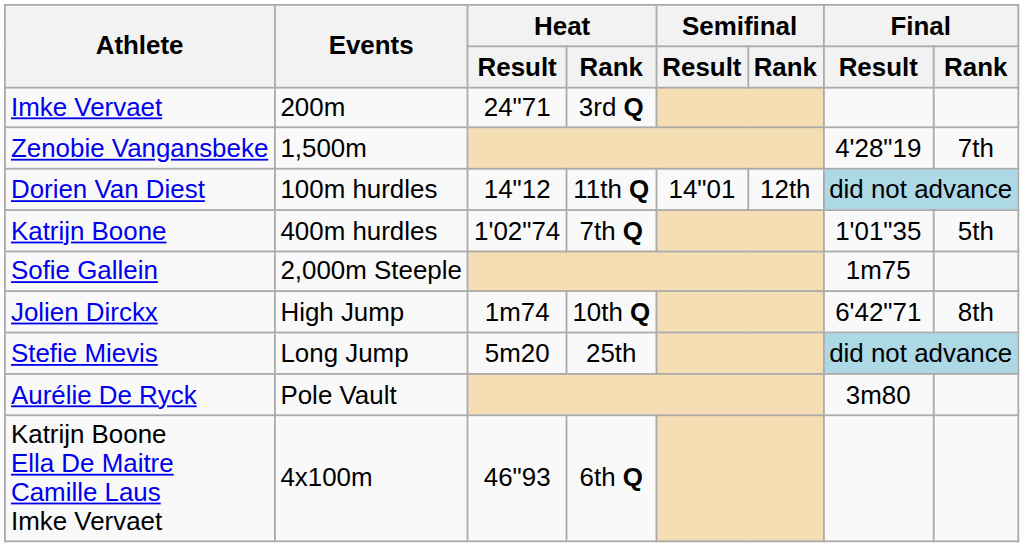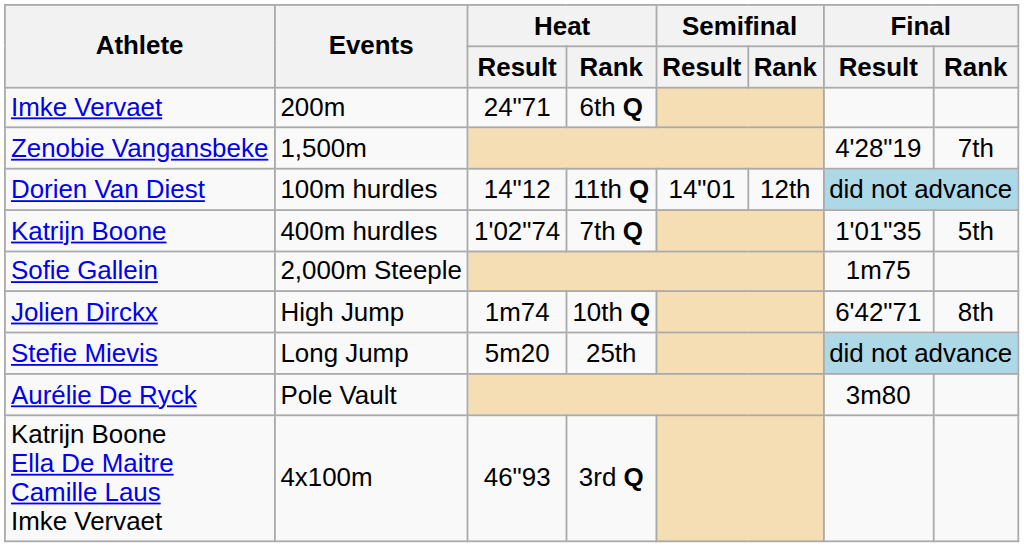(611, 108) 3rd Q -> (611, 108) 6th Q
(611, 478) 6th Q -> (611, 478) 3rd Q
